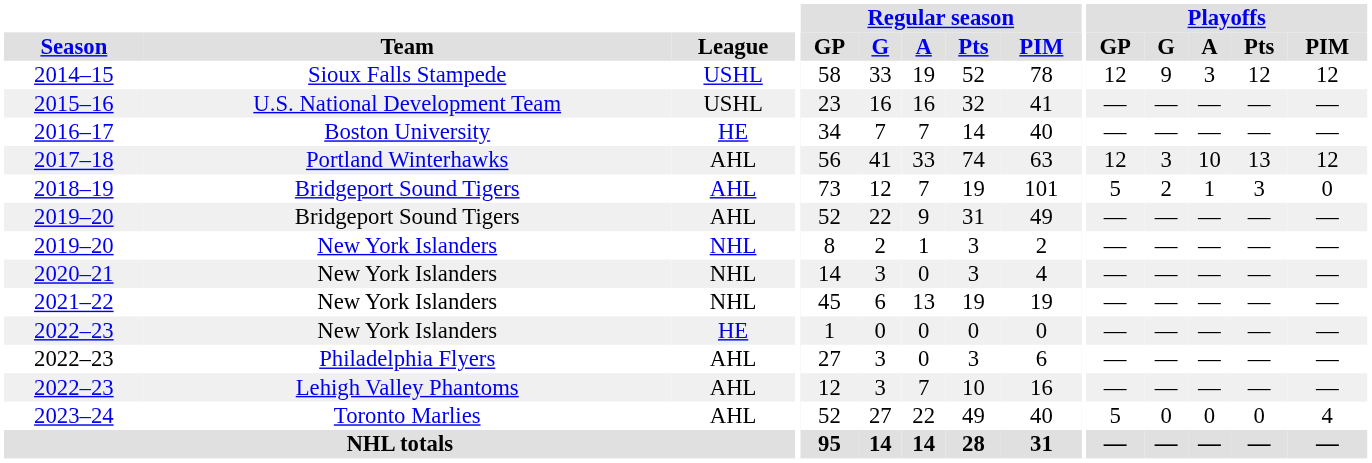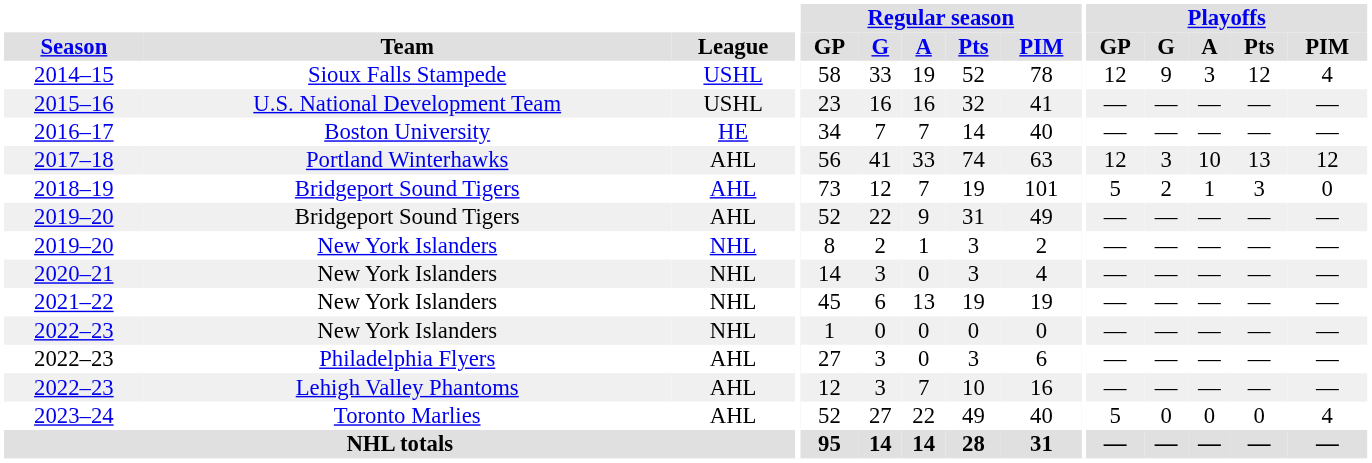(1327, 74) 12 -> (1327, 74) 4
(733, 330) HE -> (733, 330) NHL
